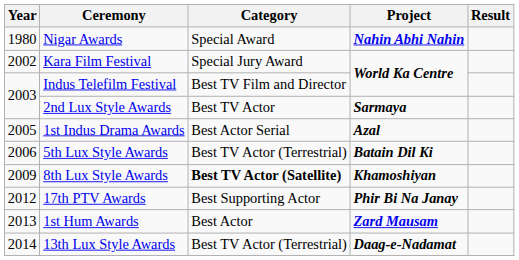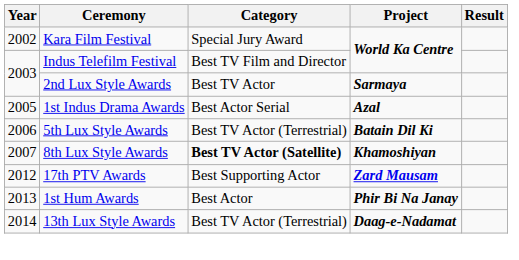- row: (83, 38)
(22, 175) 2009 -> (22, 152) 2007
(406, 198) Phir Bi Na Janay -> (396, 175) Zard Mausam
(396, 221) Zard Mausam -> (406, 198) Phir Bi Na Janay
